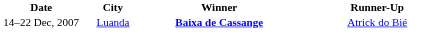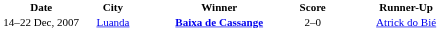+ column: (313, 7)
